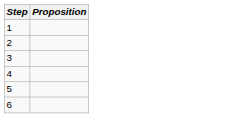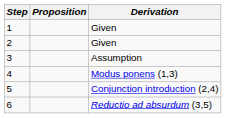+ column: (155, 12)
